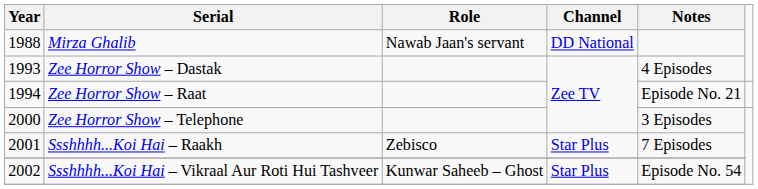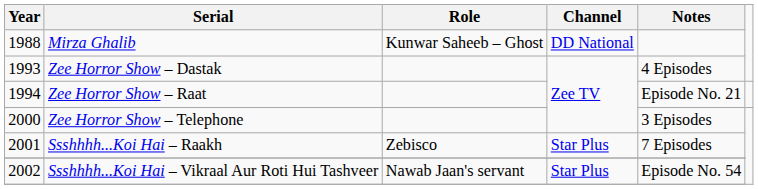(455, 42) Nawab Jaan's servant -> (465, 42) Kunwar Saheeb – Ghost
(465, 171) Kunwar Saheeb – Ghost -> (455, 171) Nawab Jaan's servant
